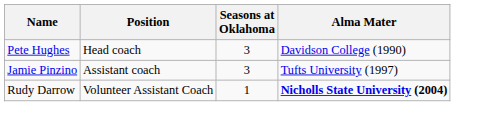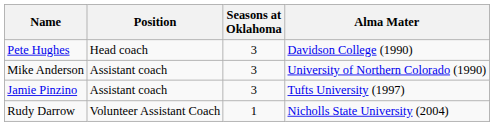+ row: (46, 70)
(364, 90) bold -> (368, 111) normal
